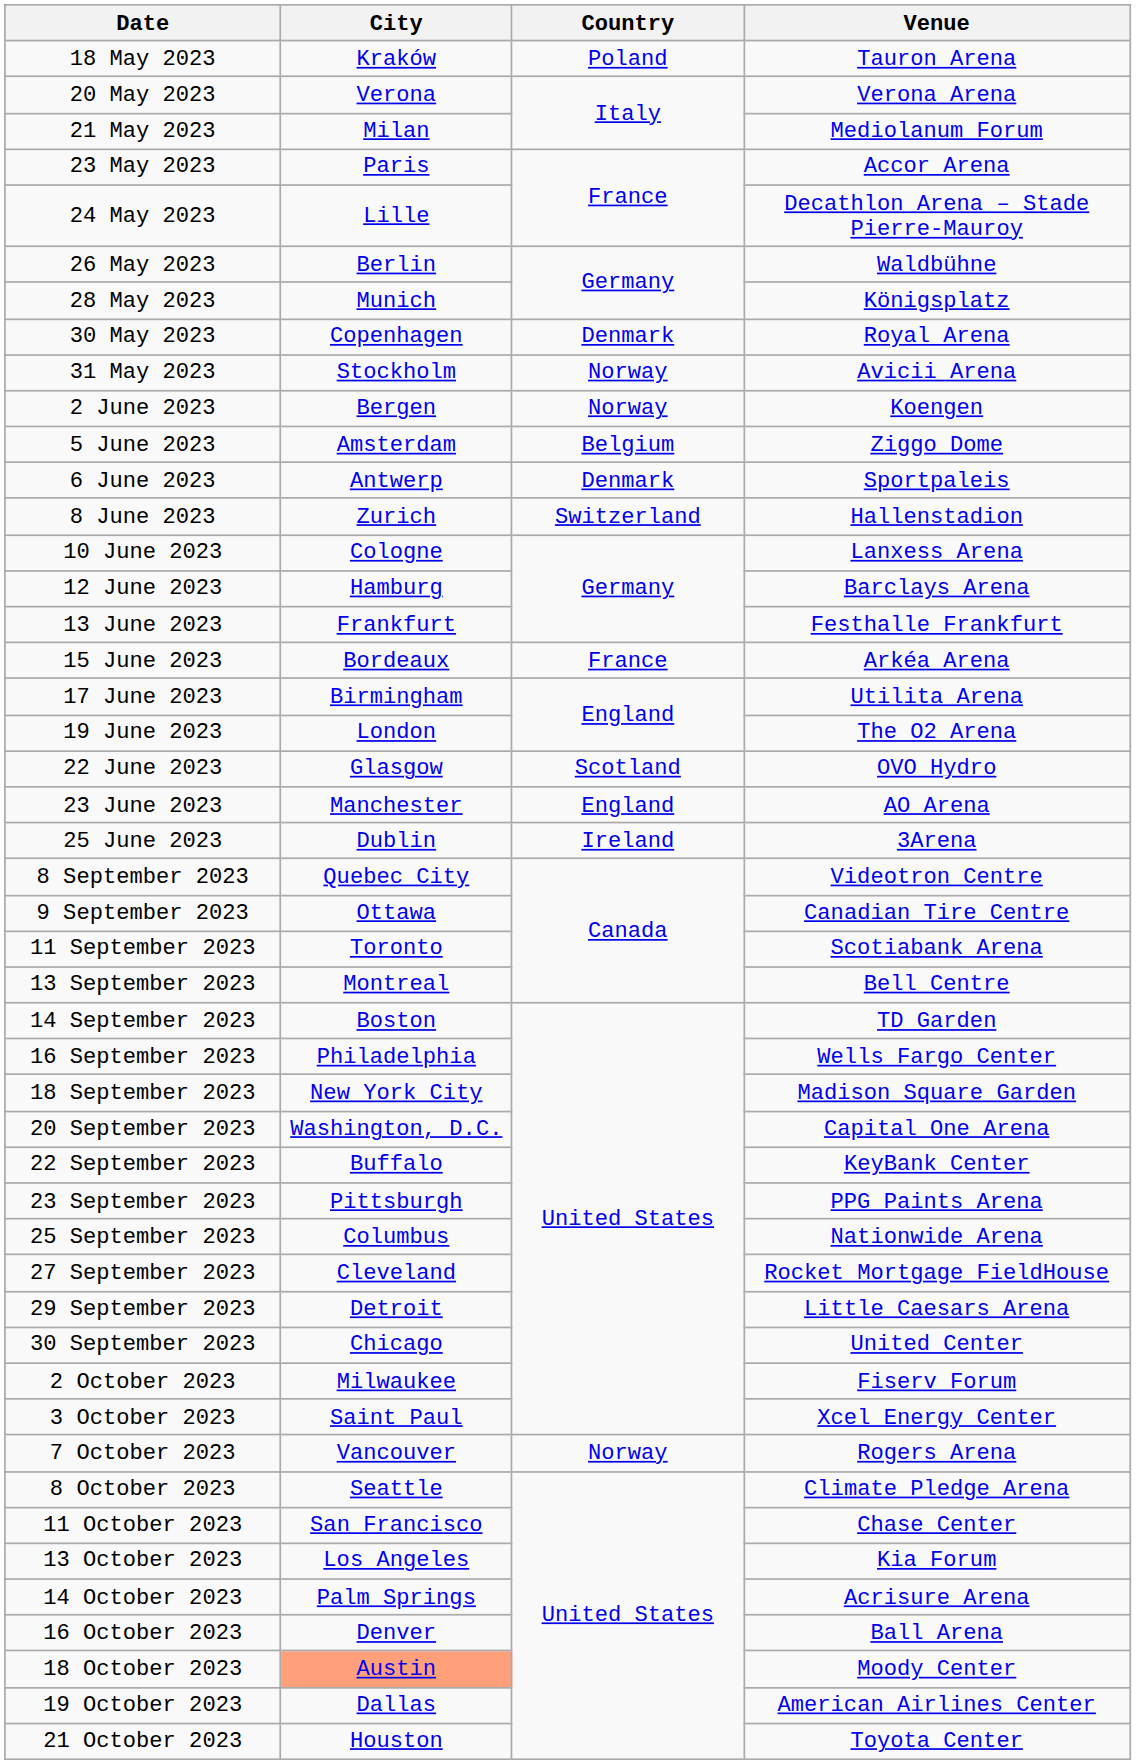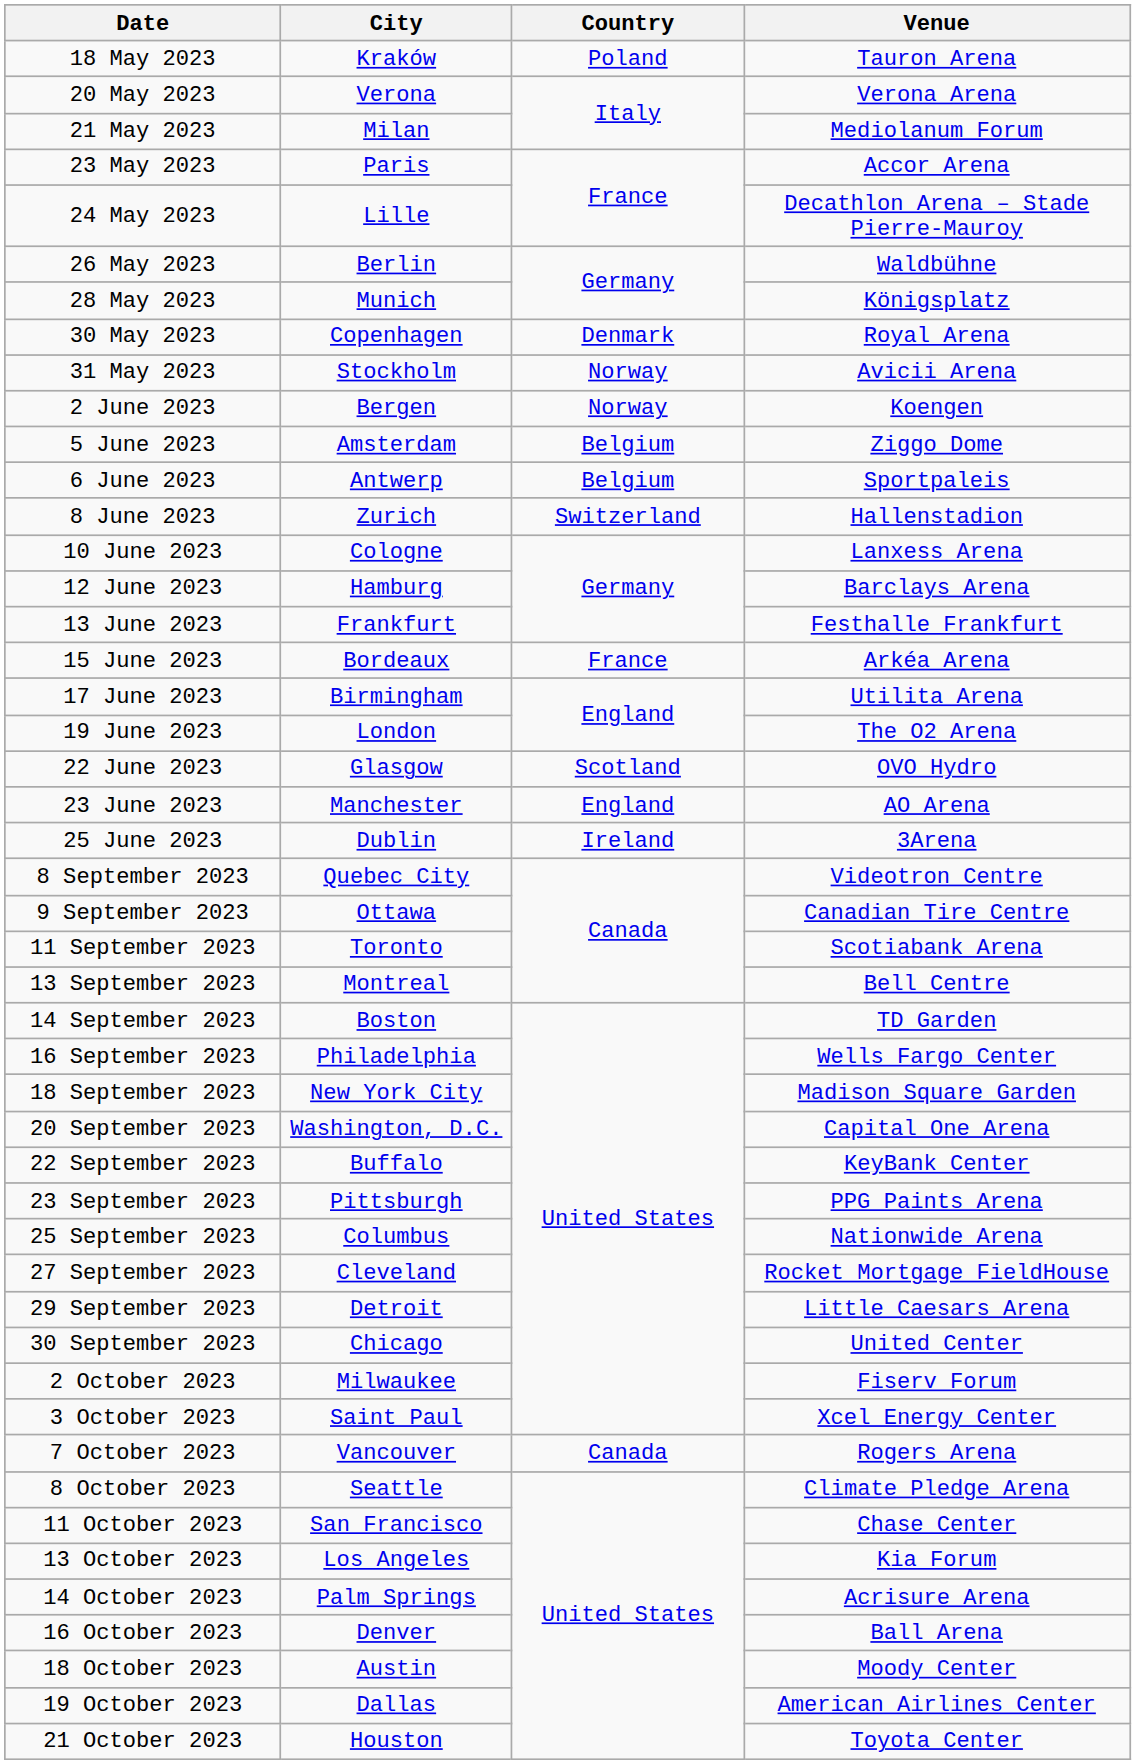(628, 481) Denmark -> (628, 481) Belgium
(628, 1453) Norway -> (628, 1453) Canada
(396, 1669) lightsalmon background -> (396, 1669) no background
